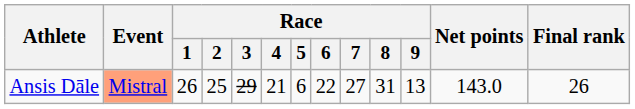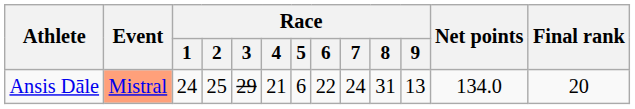(187, 86) 26 -> (187, 86) 24
(356, 86) 27 -> (356, 86) 24
(479, 86) 143.0 -> (479, 86) 134.0
(579, 86) 26 -> (579, 86) 20
